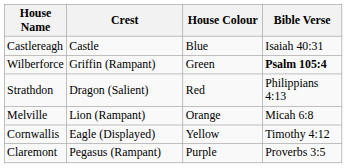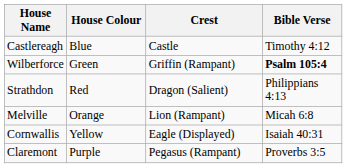columns swapped: (125, 20) <-> (223, 20)
(294, 45) Isaiah 40:31 -> (297, 45) Timothy 4:12
(297, 134) Timothy 4:12 -> (294, 134) Isaiah 40:31
